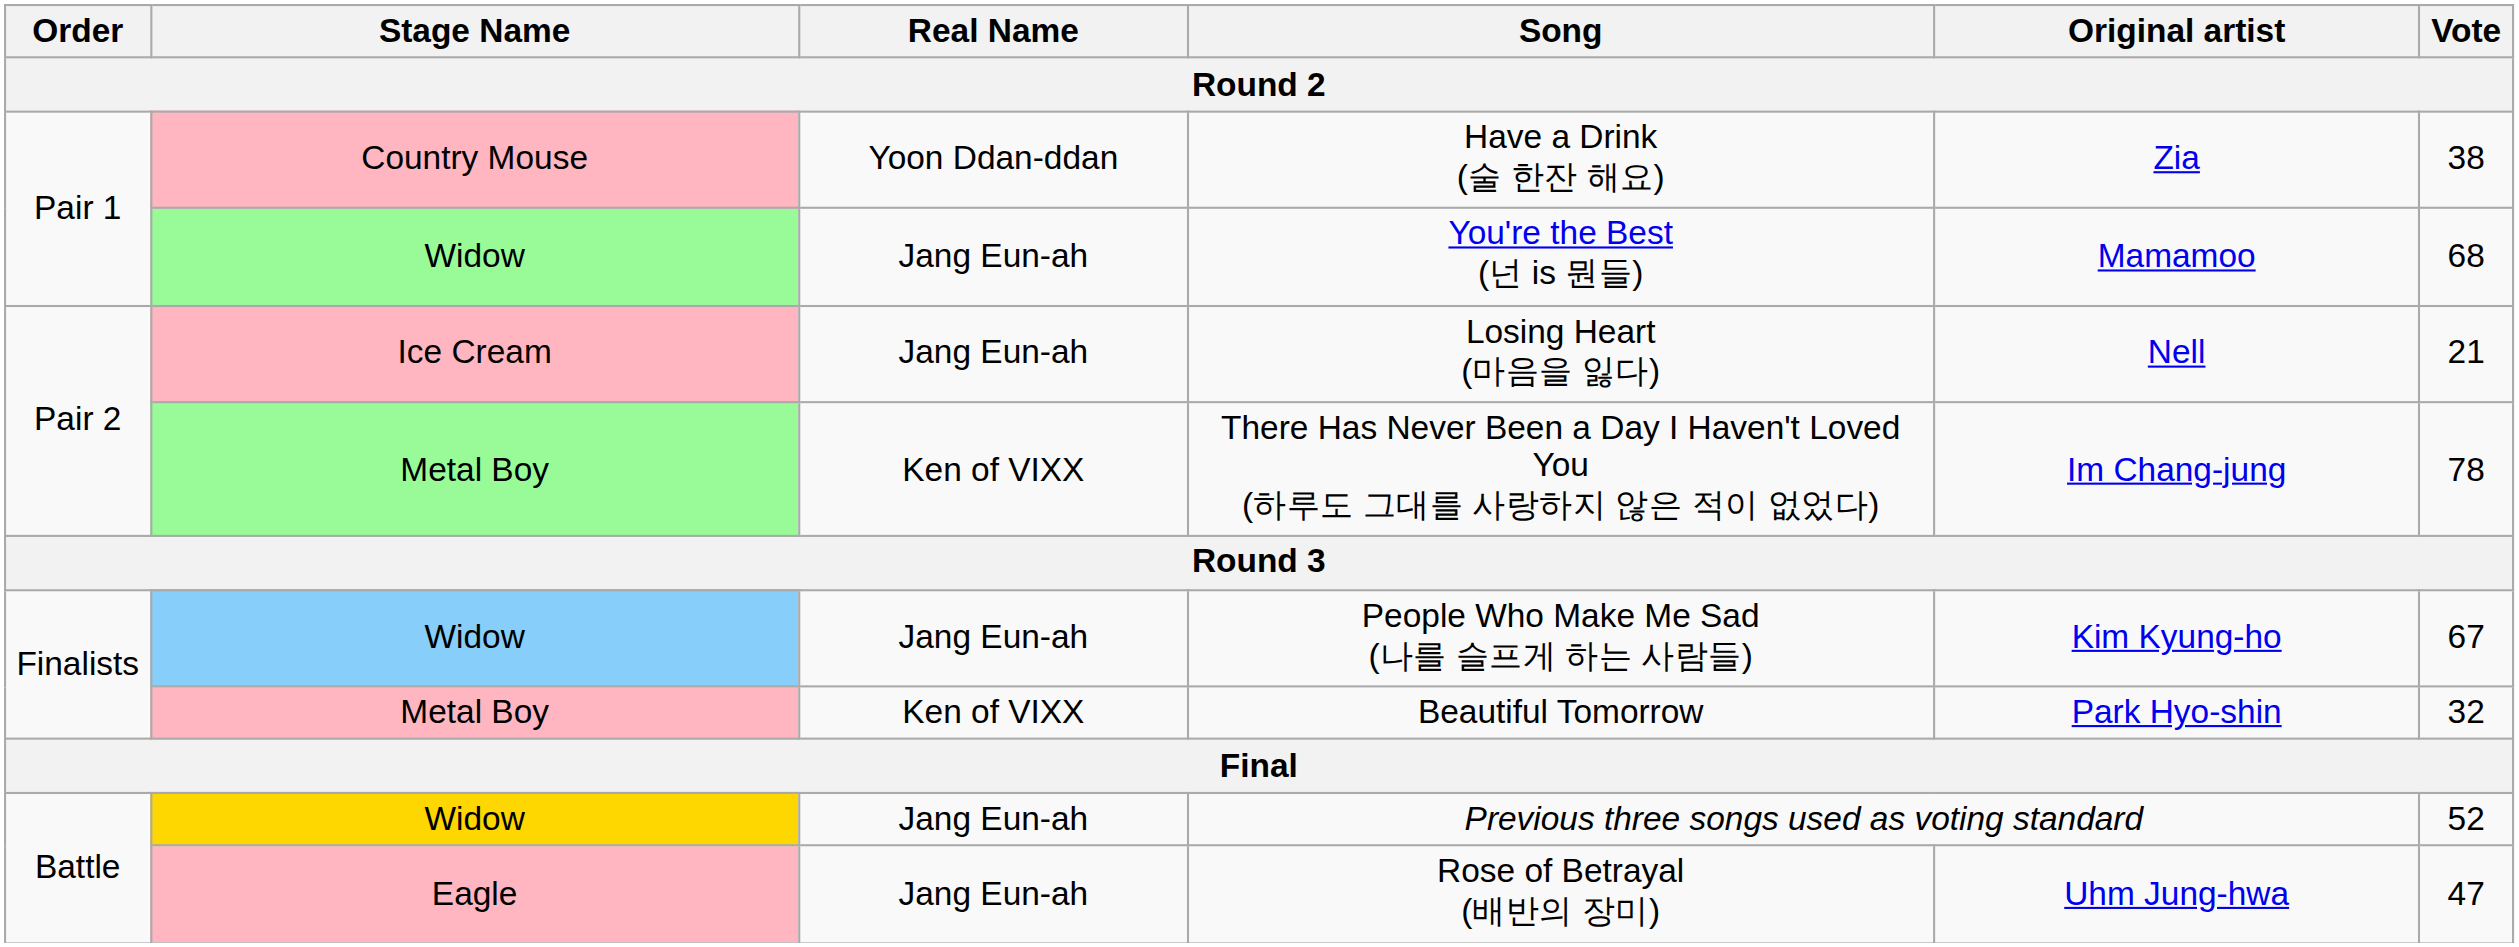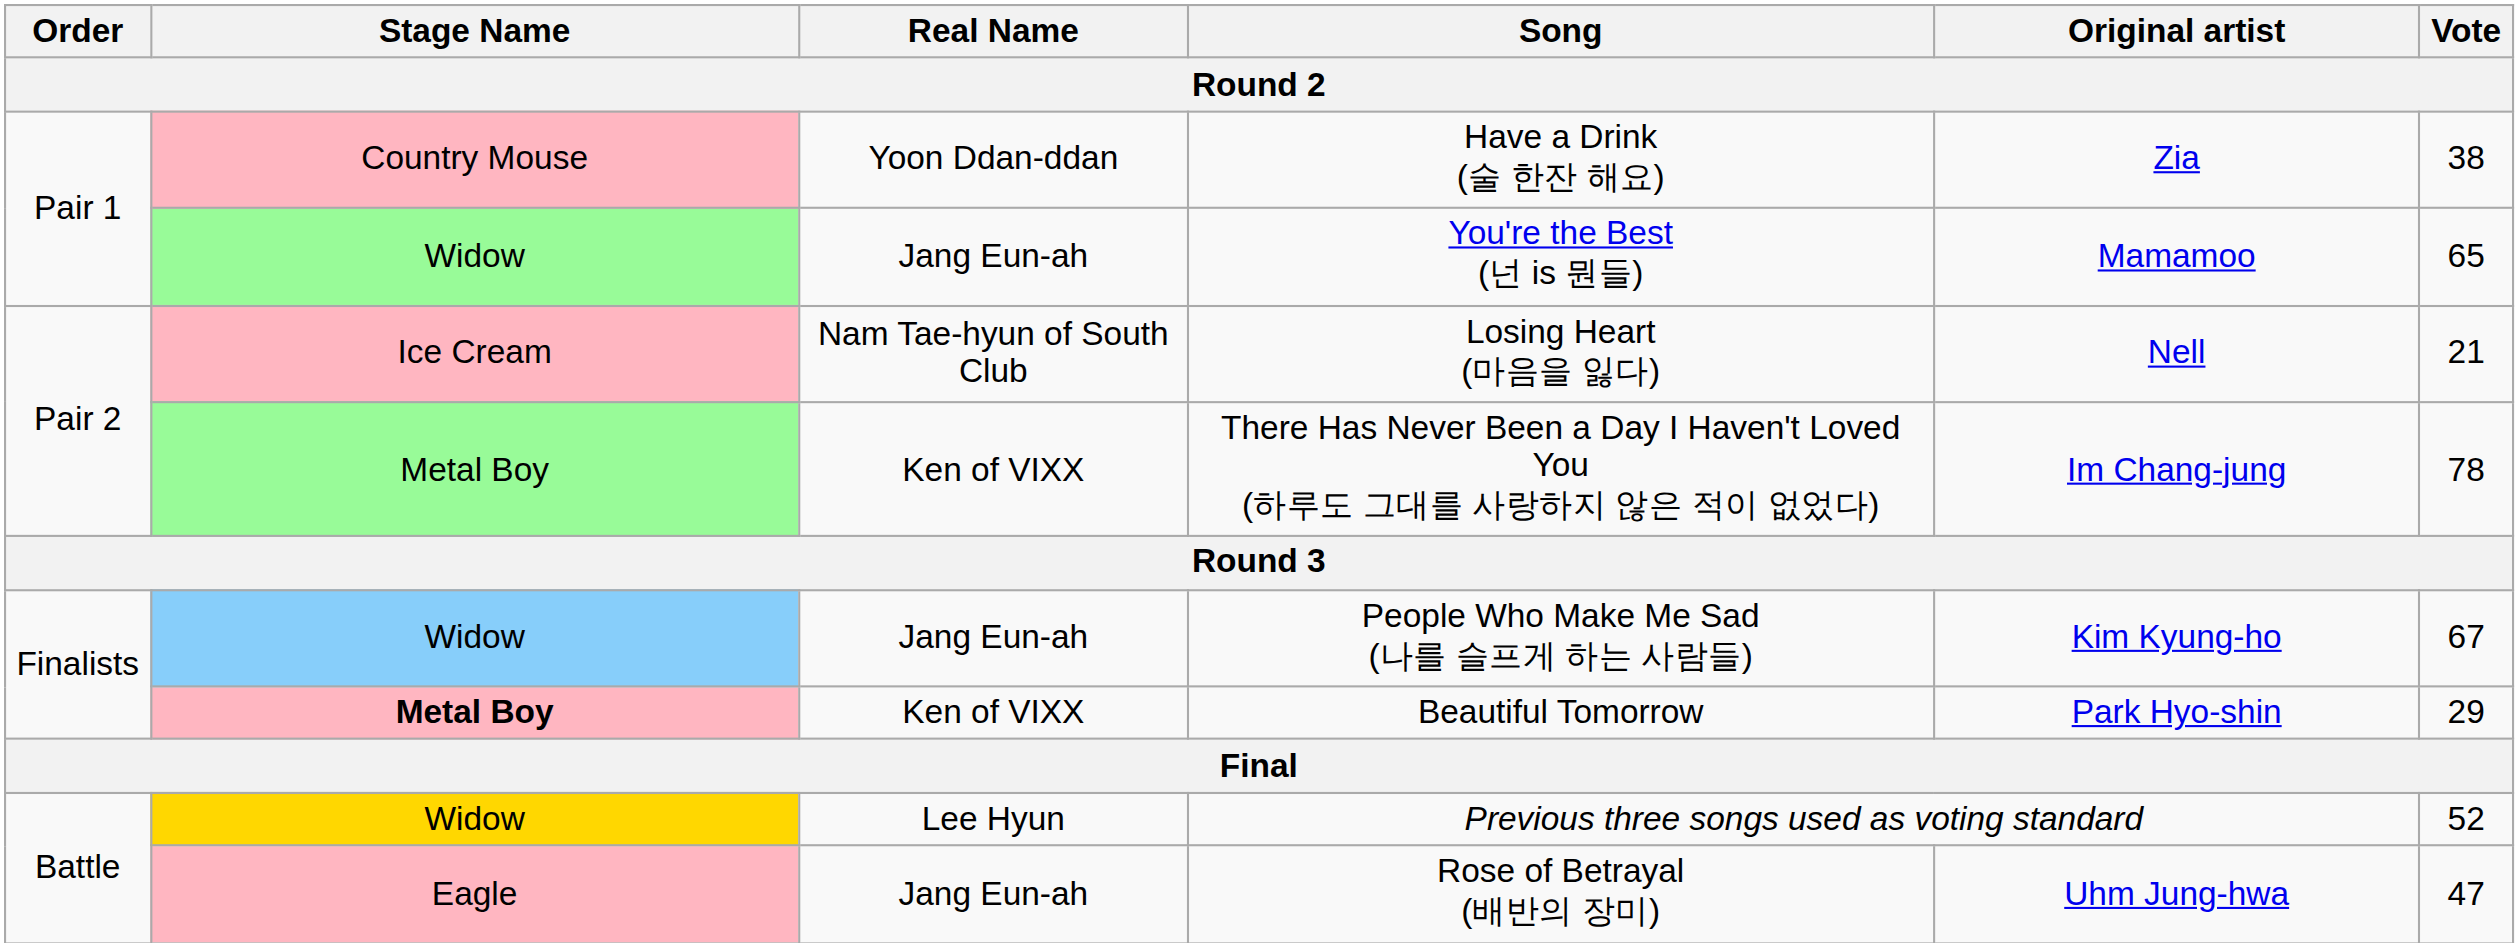(2466, 255) 68 -> (2466, 255) 65
(993, 352) Jang Eun-ah -> (993, 352) Nam Tae-hyun of South Club
(475, 712) normal -> (475, 712) bold
(2466, 712) 32 -> (2466, 712) 29
(993, 818) Jang Eun-ah -> (993, 818) Lee Hyun
